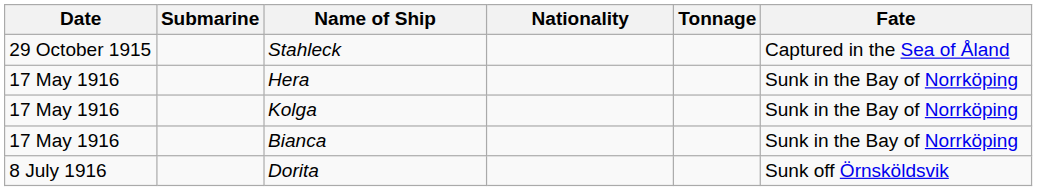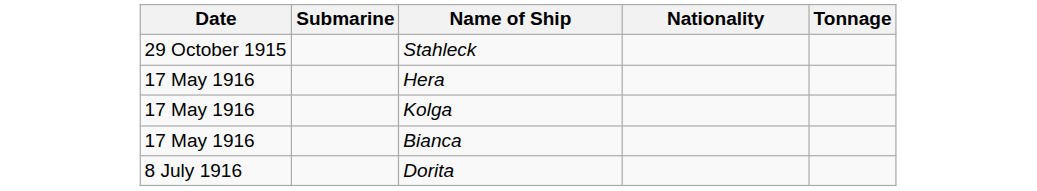- column: (896, 19)
